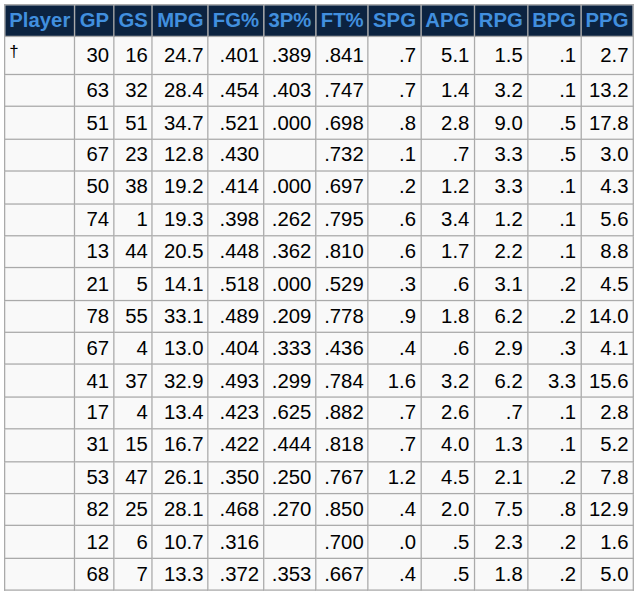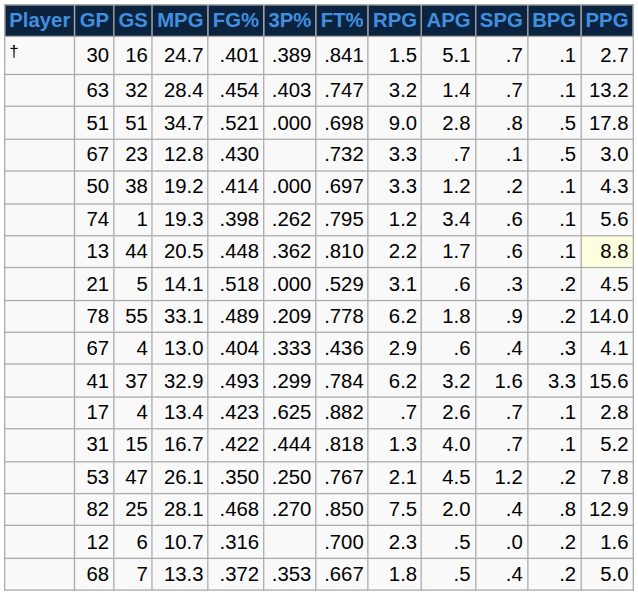columns swapped: (501, 20) <-> (395, 20)
(614, 251) no background -> (614, 251) lightyellow background
